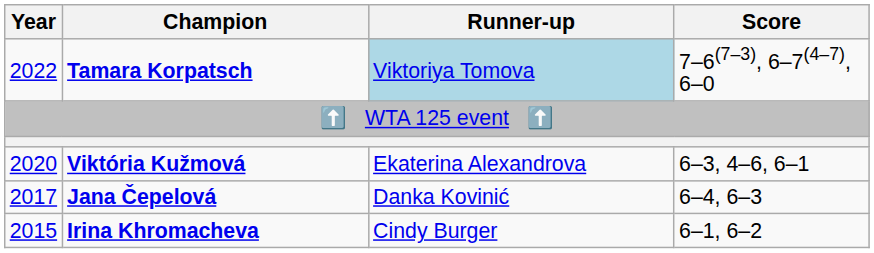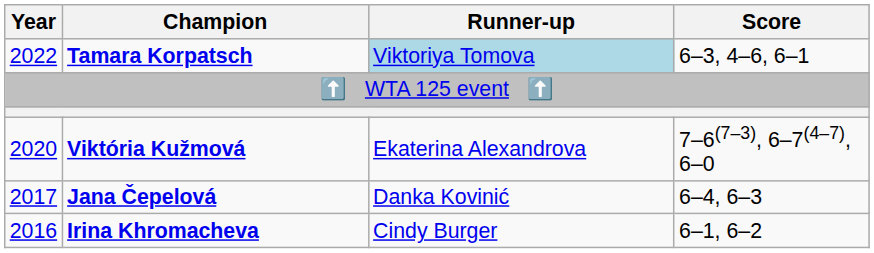(765, 70) 7–6(7–3), 6–7(4–7), 6–0 -> (744, 56) 6–3, 4–6, 6–1
(744, 164) 6–3, 4–6, 6–1 -> (765, 149) 7–6(7–3), 6–7(4–7), 6–0
(33, 231) 2015 -> (33, 231) 2016
